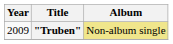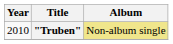(18, 30) 2009 -> (18, 30) 2010
